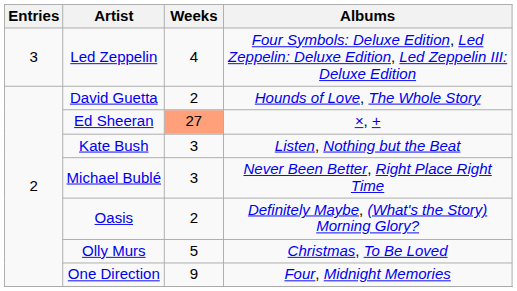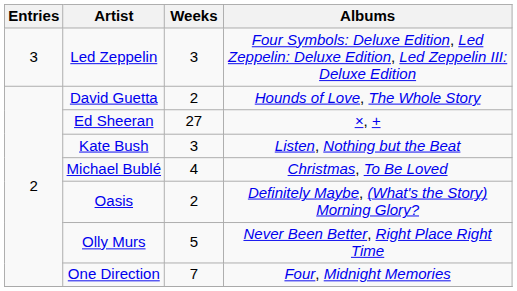(194, 57) 4 -> (194, 57) 3
(194, 121) lightsalmon background -> (194, 121) no background
(194, 177) 3 -> (194, 169) 4
(368, 177) Never Been Better, Right Place Right Time -> (368, 169) Christmas, To Be Loved
(368, 251) Christmas, To Be Loved -> (368, 242) Never Been Better, Right Place Right Time
(194, 274) 9 -> (194, 274) 7
